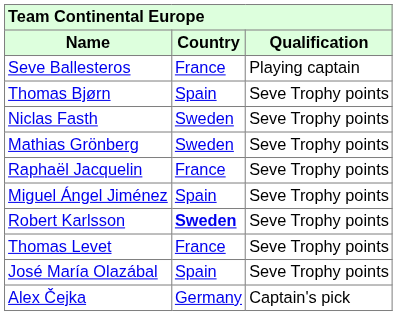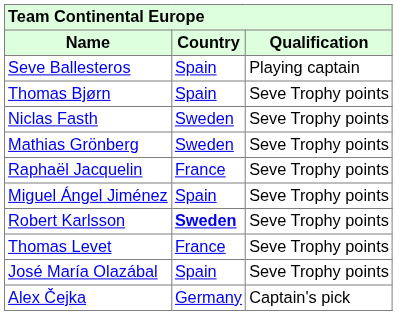(200, 68) France -> (196, 68) Spain
